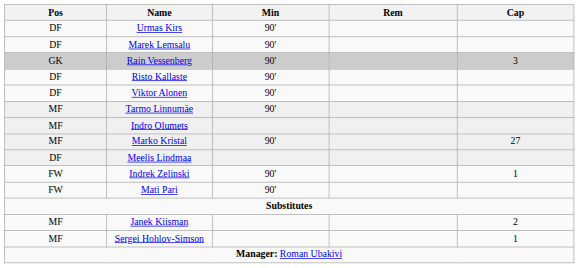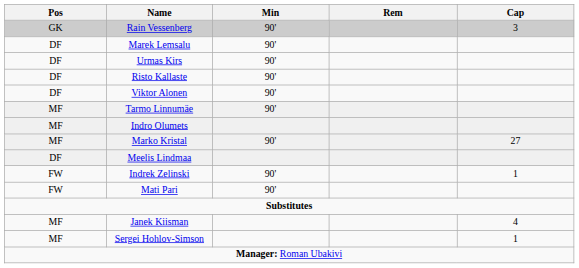rows swapped: (159, 60) <-> (159, 28)
(515, 222) 2 -> (515, 222) 4
